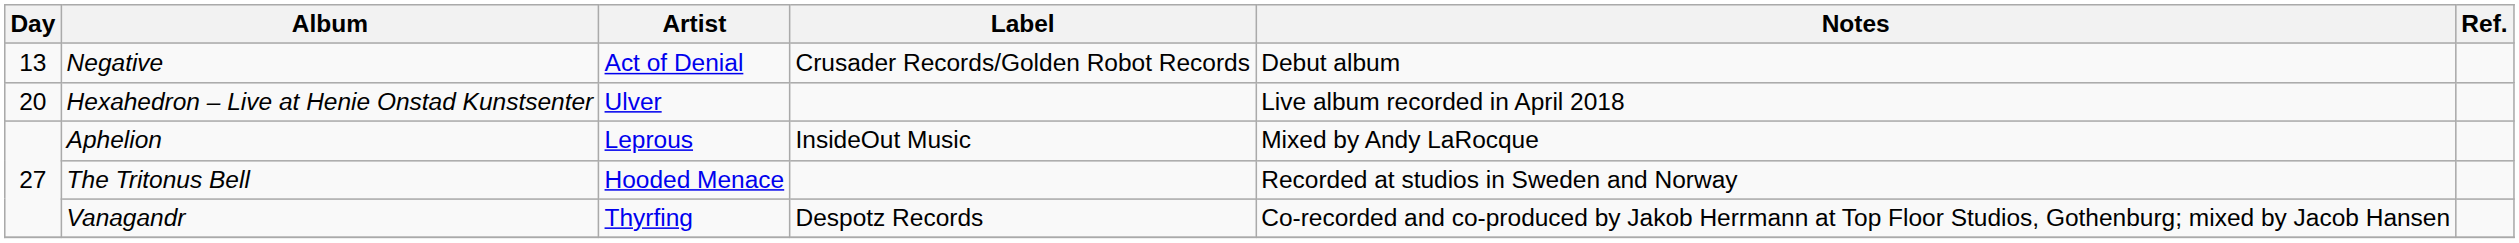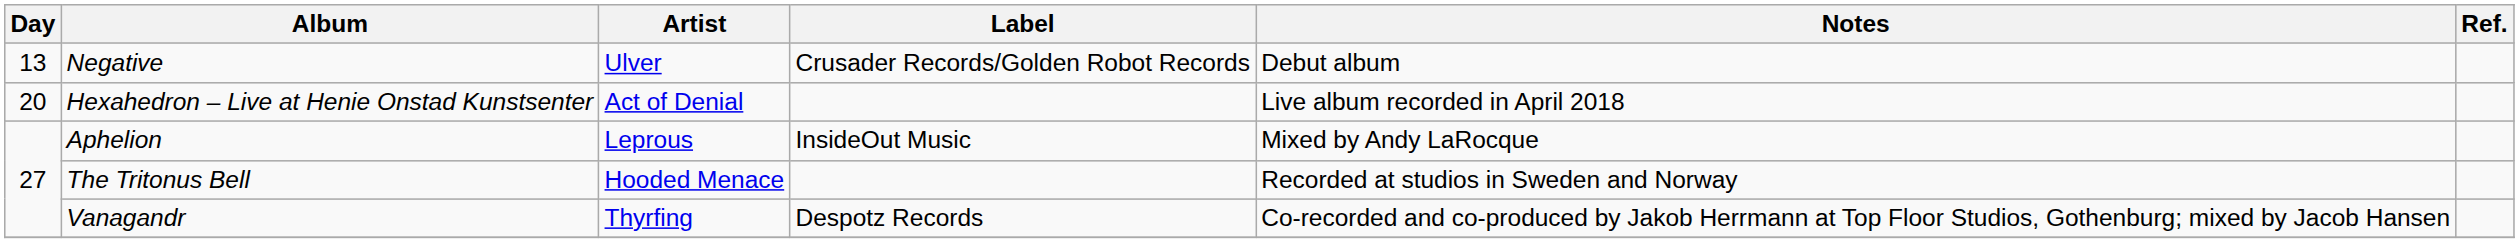(674, 62) Act of Denial -> (633, 62) Ulver
(633, 101) Ulver -> (674, 101) Act of Denial
